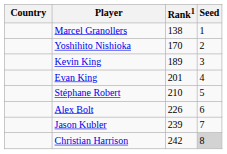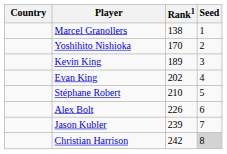(175, 77) 201 -> (175, 77) 202
